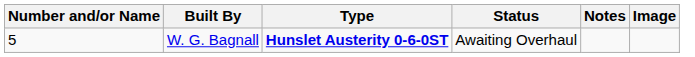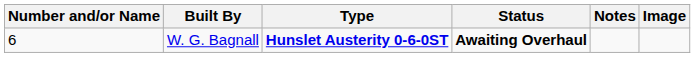(12, 40) 5 -> (12, 40) 6
(516, 40) normal -> (521, 40) bold
